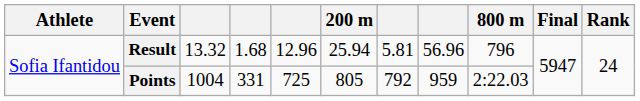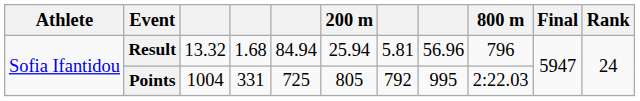(296, 50) 12.96 -> (296, 50) 84.94
(443, 80) 959 -> (443, 80) 995
